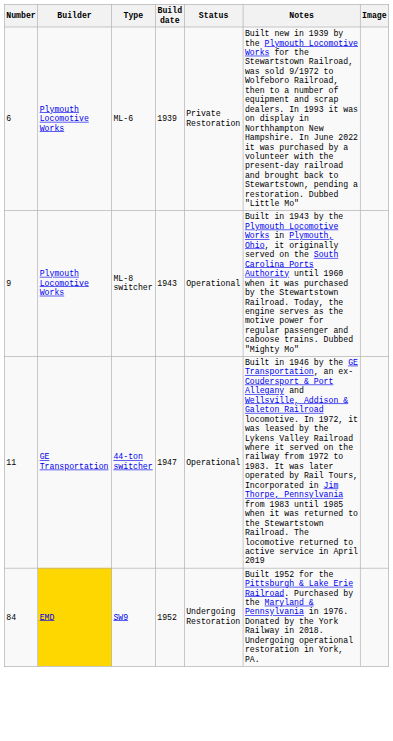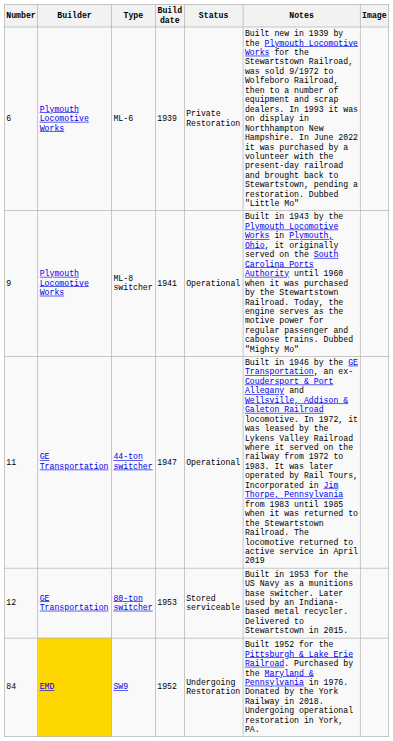(167, 283) 1943 -> (167, 283) 1941
+ row: (133, 603)
